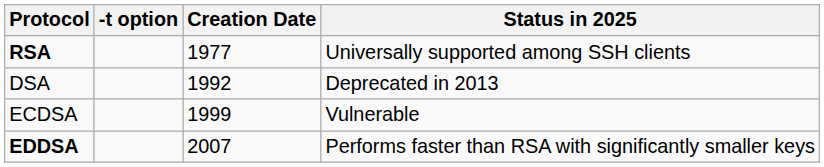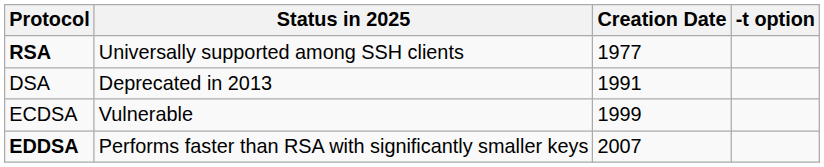columns swapped: (138, 20) <-> (570, 20)
(209, 83) 1992 -> (620, 83) 1991
